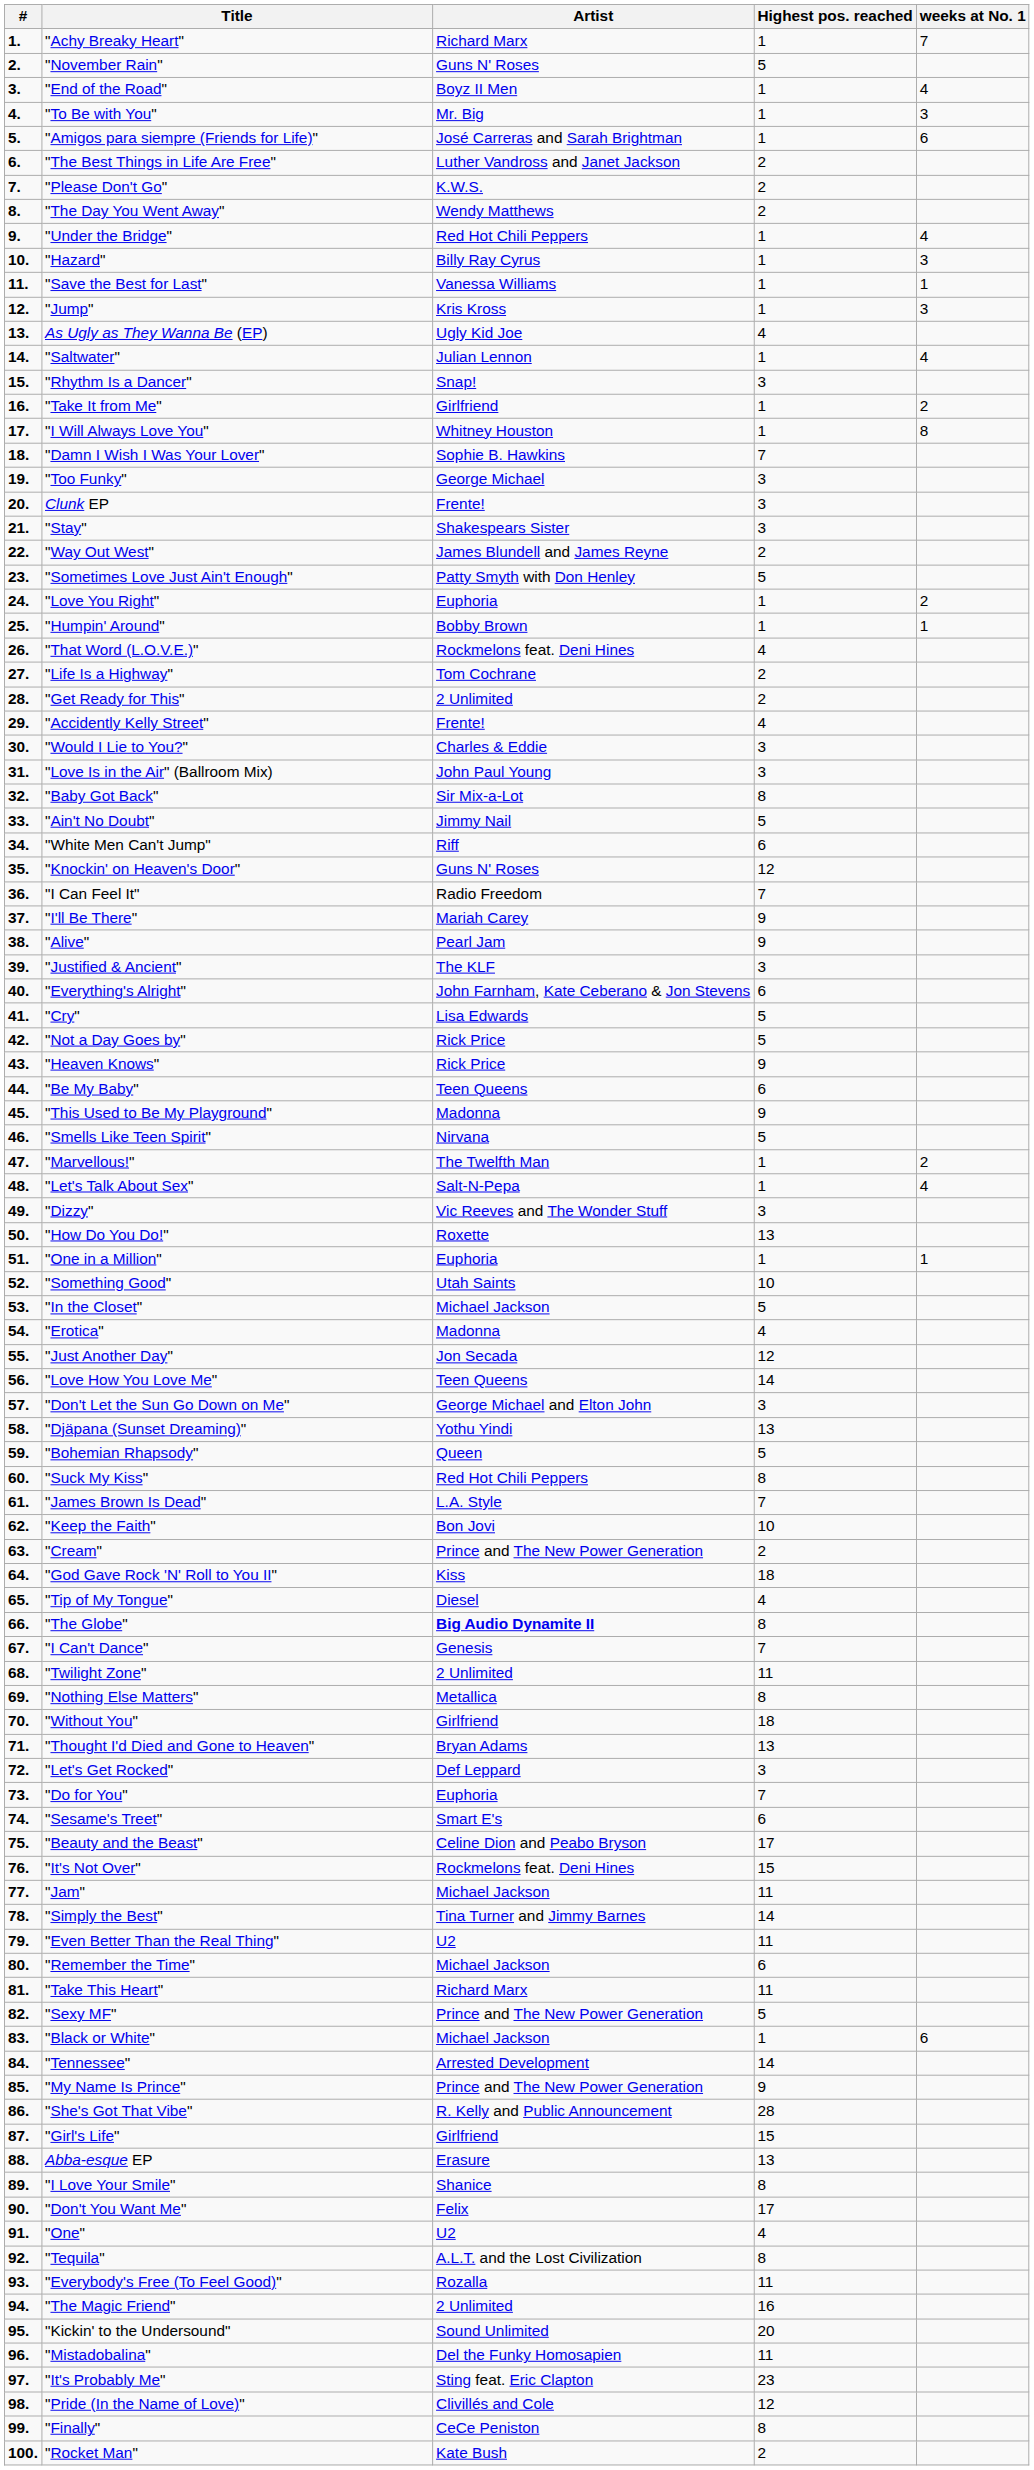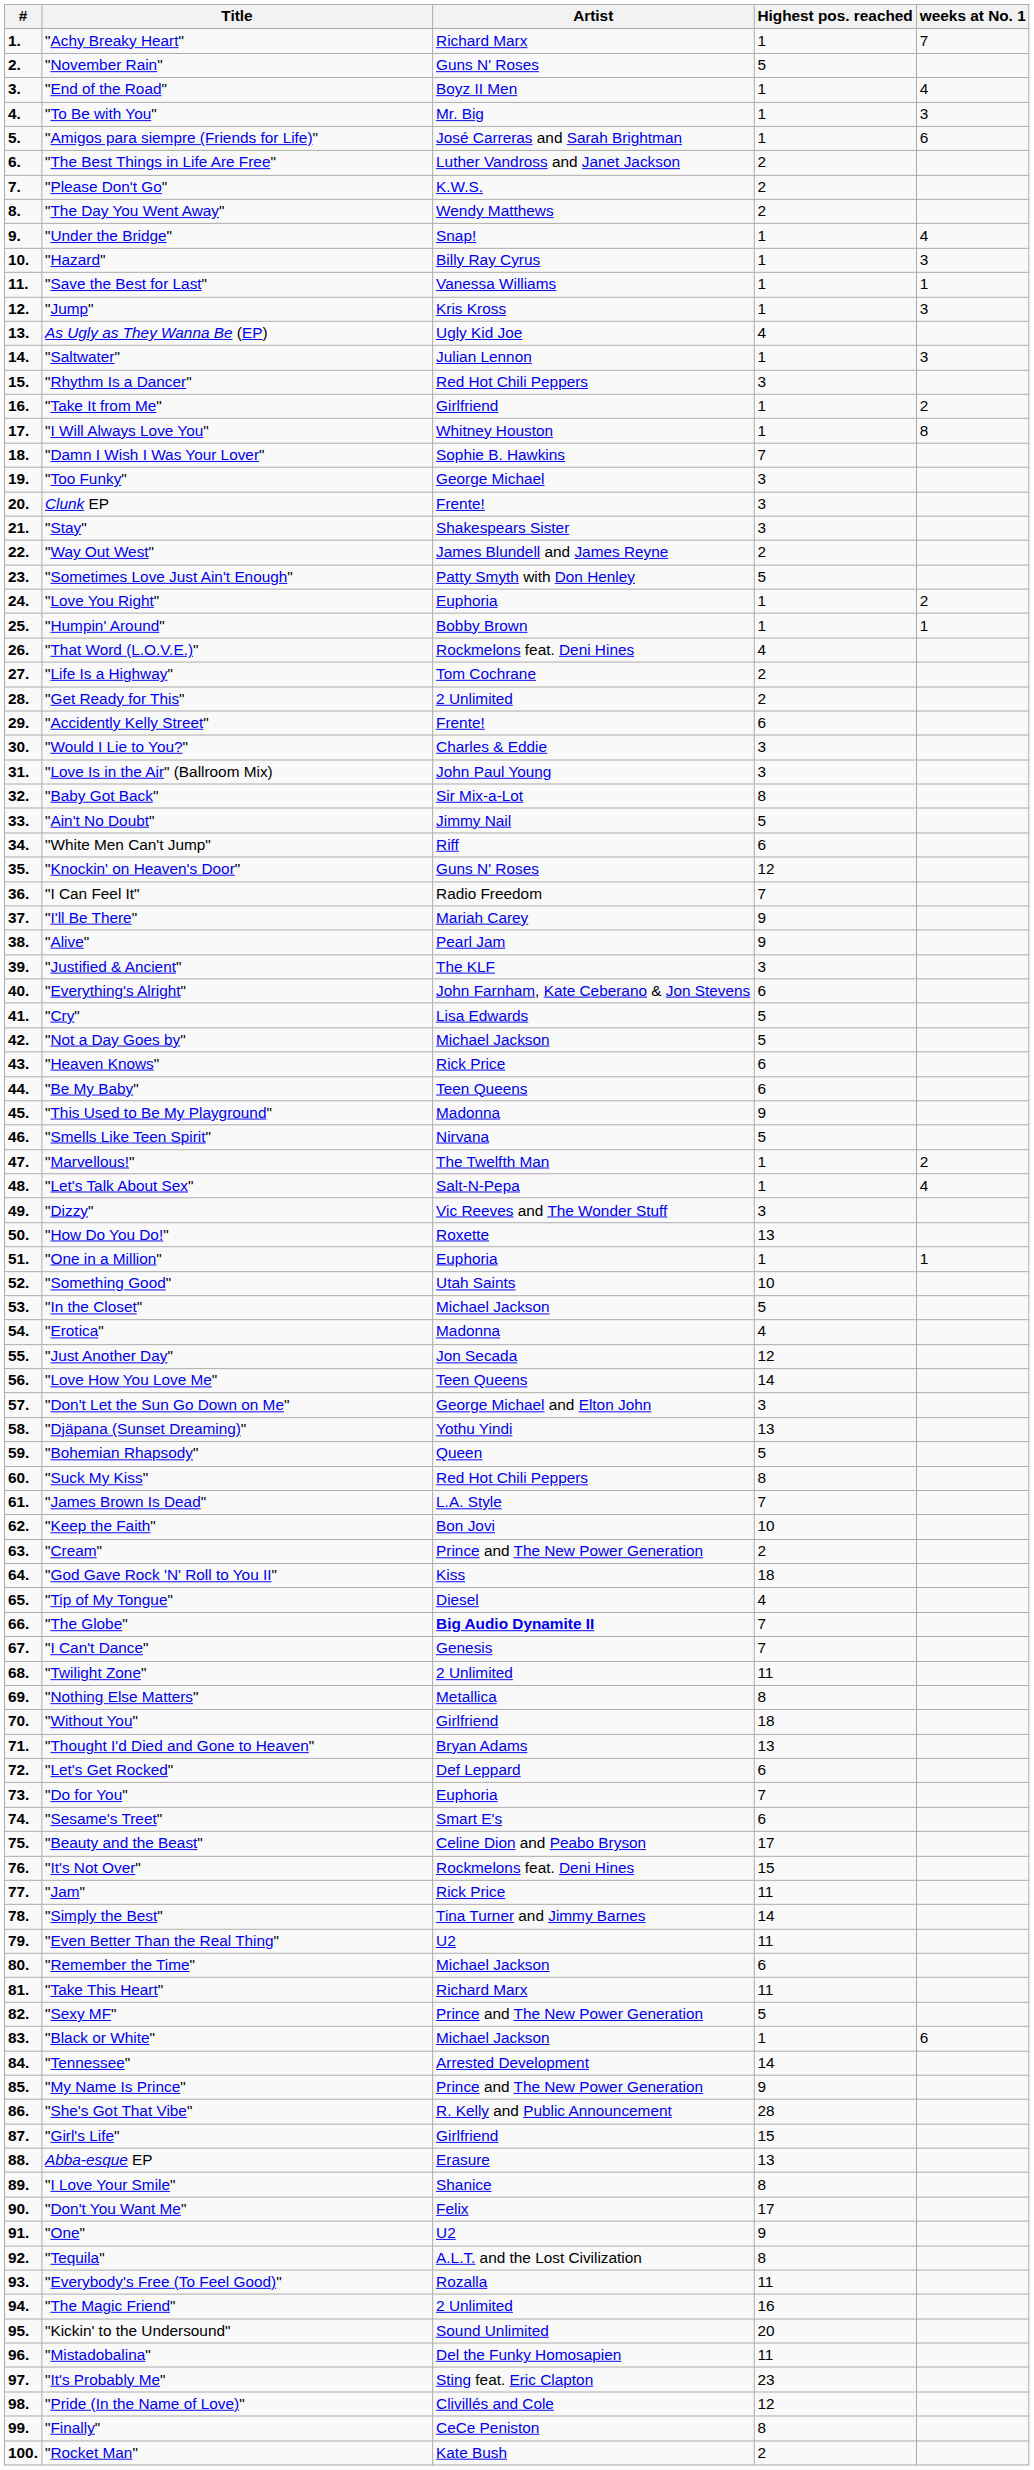(512, 235) Red Hot Chili Peppers -> (456, 235) Snap!
(924, 357) 4 -> (924, 357) 3
(456, 382) Snap! -> (512, 382) Red Hot Chili Peppers
(762, 723) 4 -> (762, 723) 6
(471, 1039) Rick Price -> (493, 1039) Michael Jackson
(762, 1064) 9 -> (762, 1064) 6
(762, 1624) 8 -> (762, 1624) 7
(762, 1770) 3 -> (762, 1770) 6
(493, 1892) Michael Jackson -> (471, 1892) Rick Price
(762, 2233) 4 -> (762, 2233) 9
